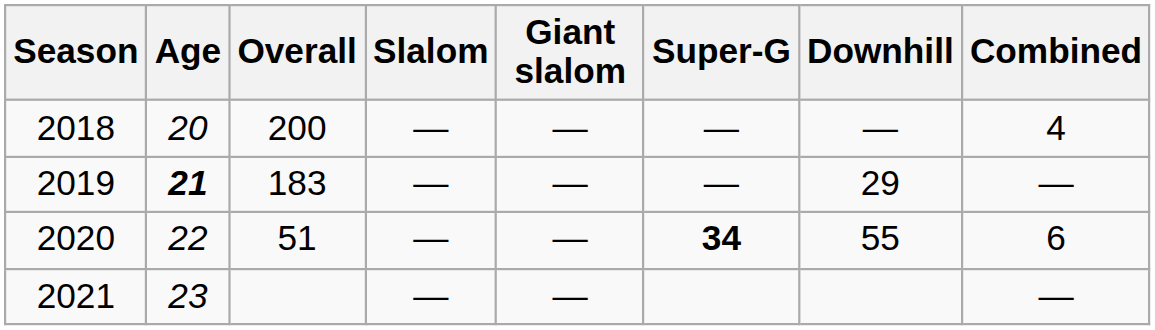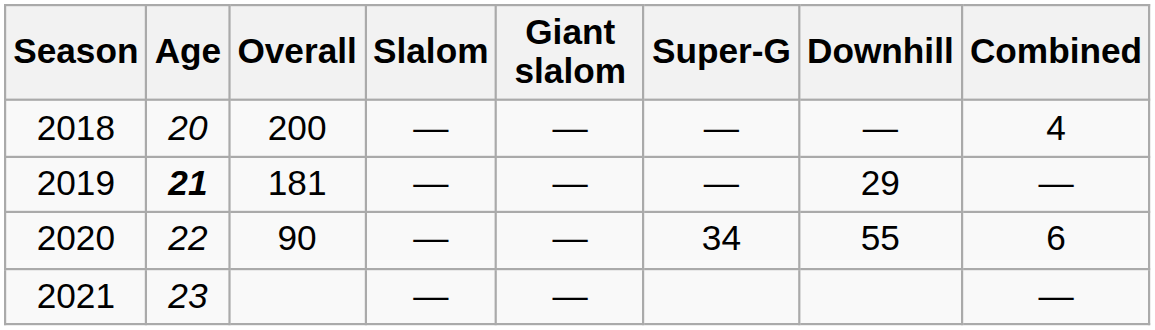(297, 183) 183 -> (297, 183) 181
(297, 239) 51 -> (297, 239) 90
(721, 239) bold -> (721, 239) normal
